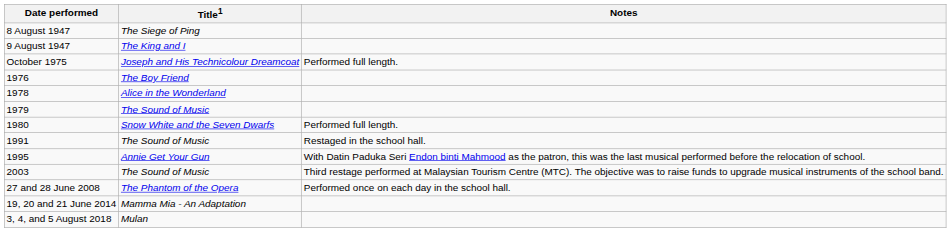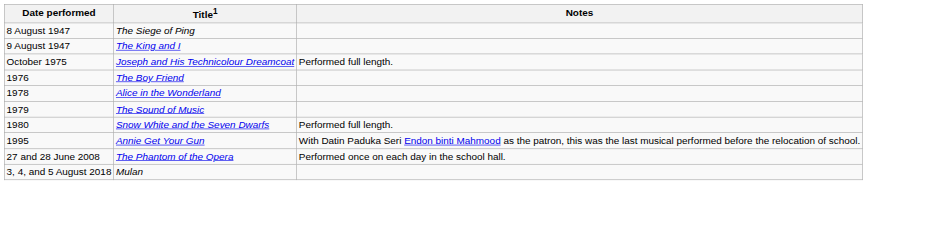- row: (18, 140)
- row: (18, 172)
- row: (61, 203)
